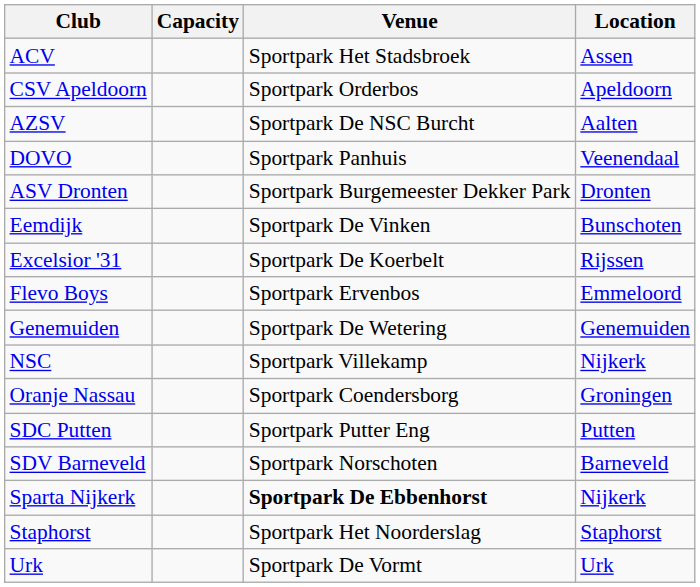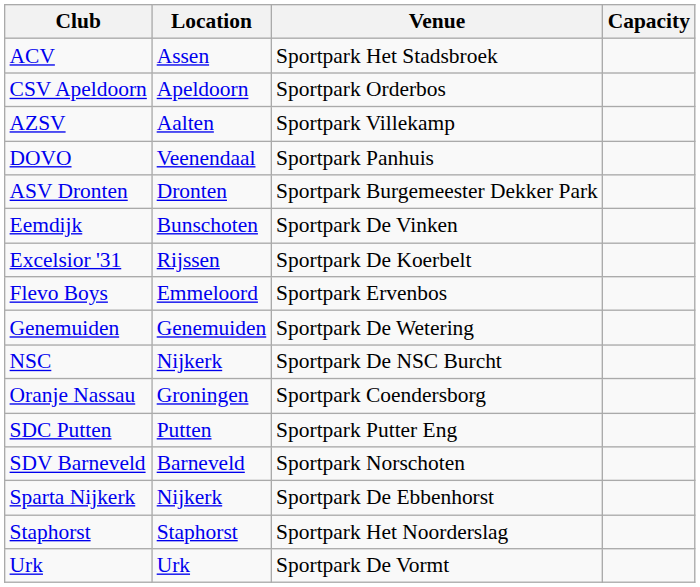columns swapped: (635, 21) <-> (198, 21)
(362, 123) Sportpark De NSC Burcht -> (365, 123) Sportpark Villekamp
(338, 361) Sportpark Villekamp -> (389, 361) Sportpark De NSC Burcht
(368, 497) bold -> (385, 497) normal
